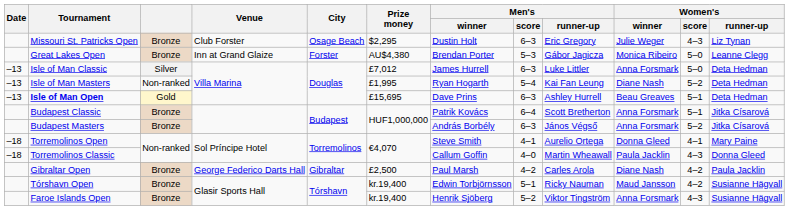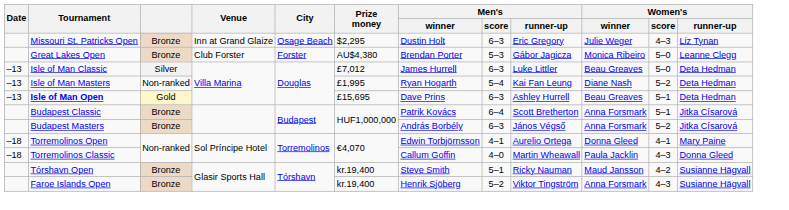(219, 40) Club Forster -> (234, 40) Inn at Grand Glaize
(234, 54) Inn at Grand Glaize -> (219, 54) Club Forster
(647, 69) Anna Forsmark -> (613, 69) Beau Greaves
(457, 140) Steve Smith -> (440, 140) Edwin Torbjörnsson
- row: (60, 169)
(472, 183) Edwin Torbjörnsson -> (425, 169) Steve Smith
